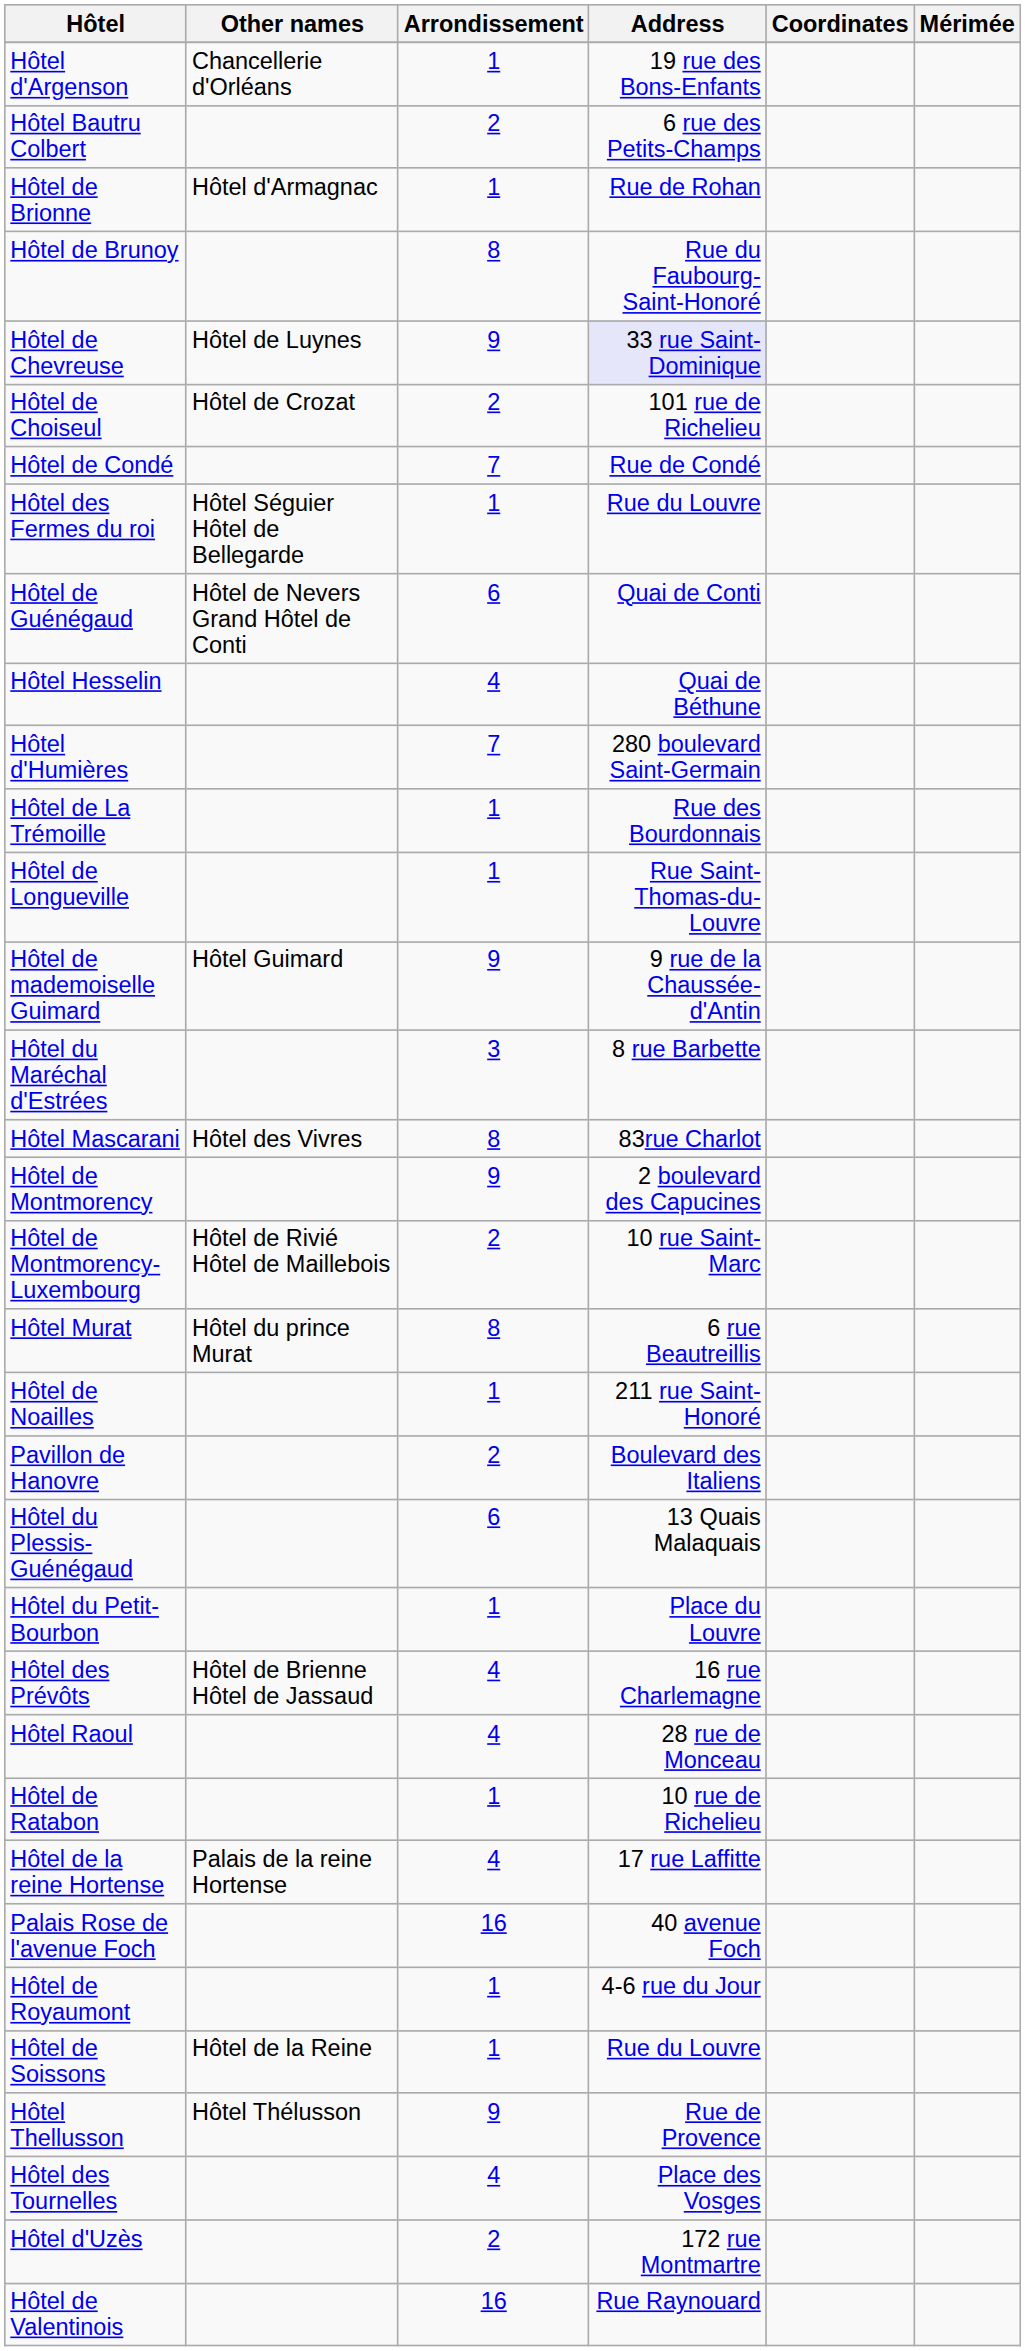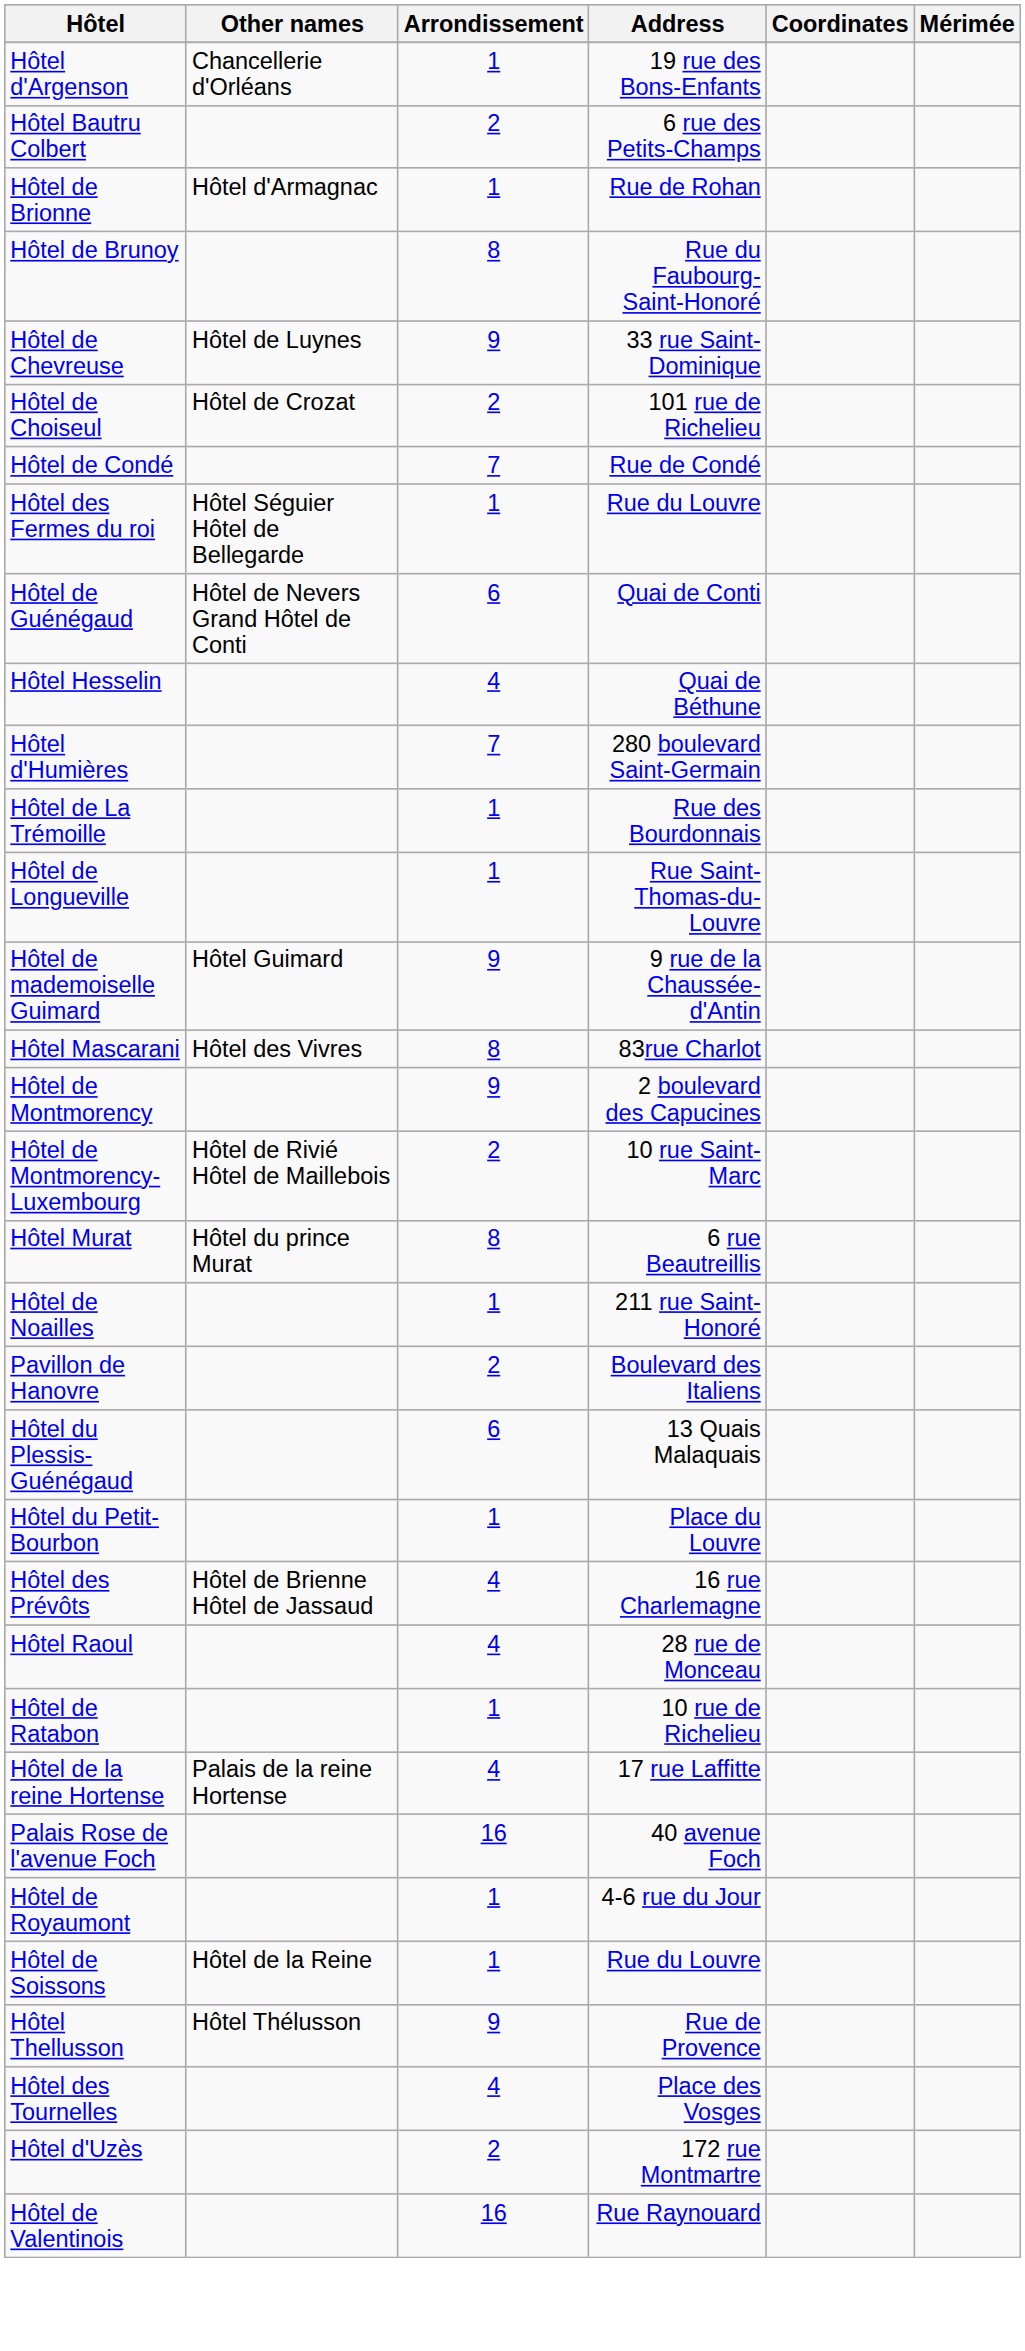(694, 353) lavender background -> (694, 353) no background
- row: (59, 1076)
